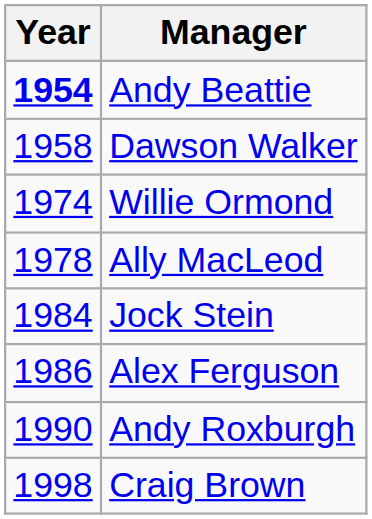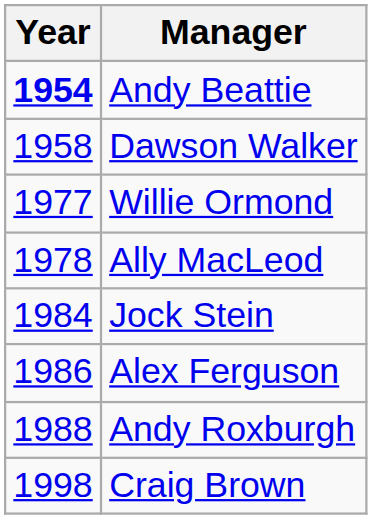(53, 202) 1974 -> (53, 202) 1977
(53, 428) 1990 -> (53, 428) 1988
